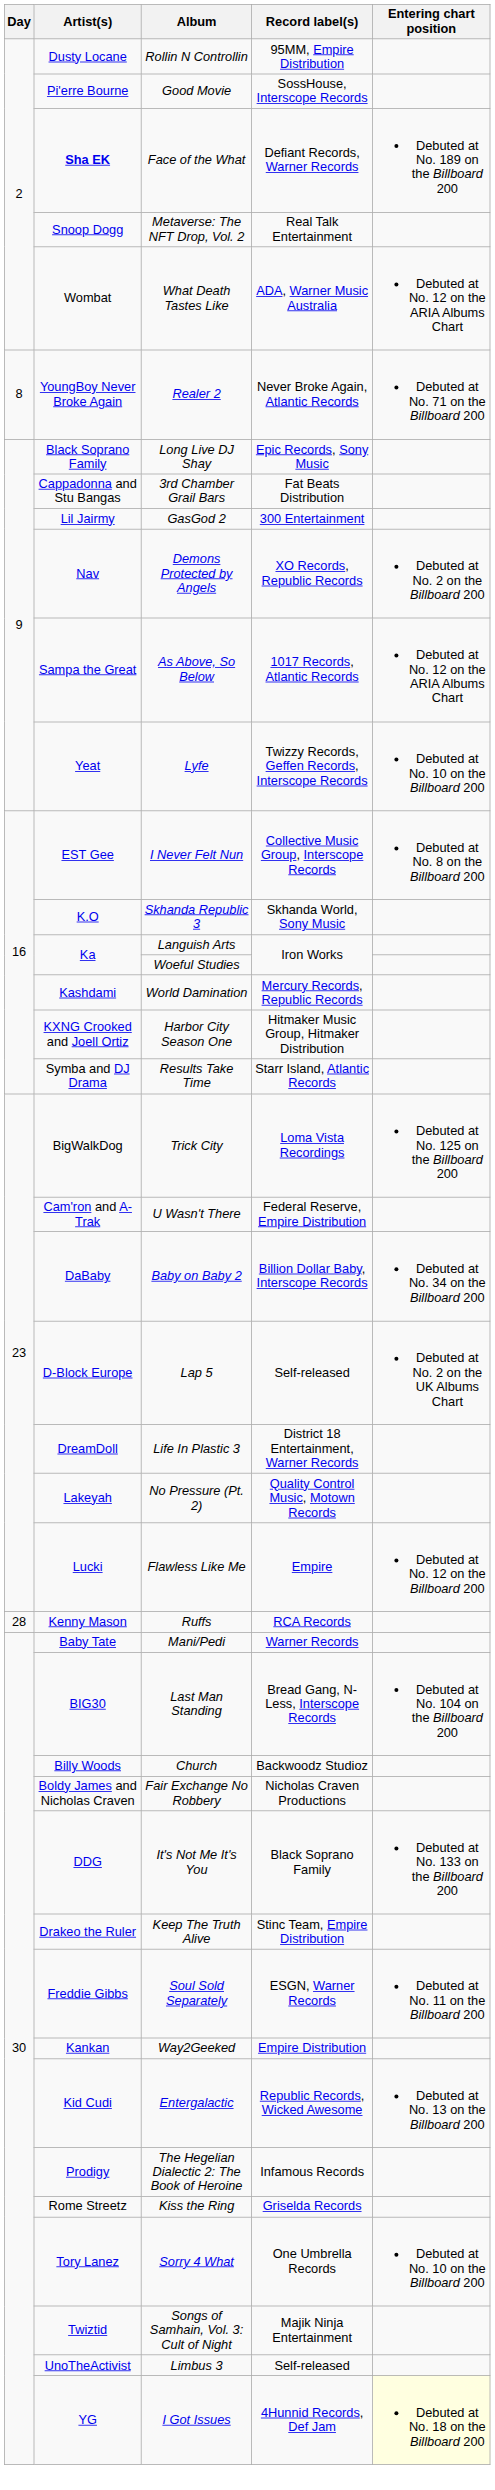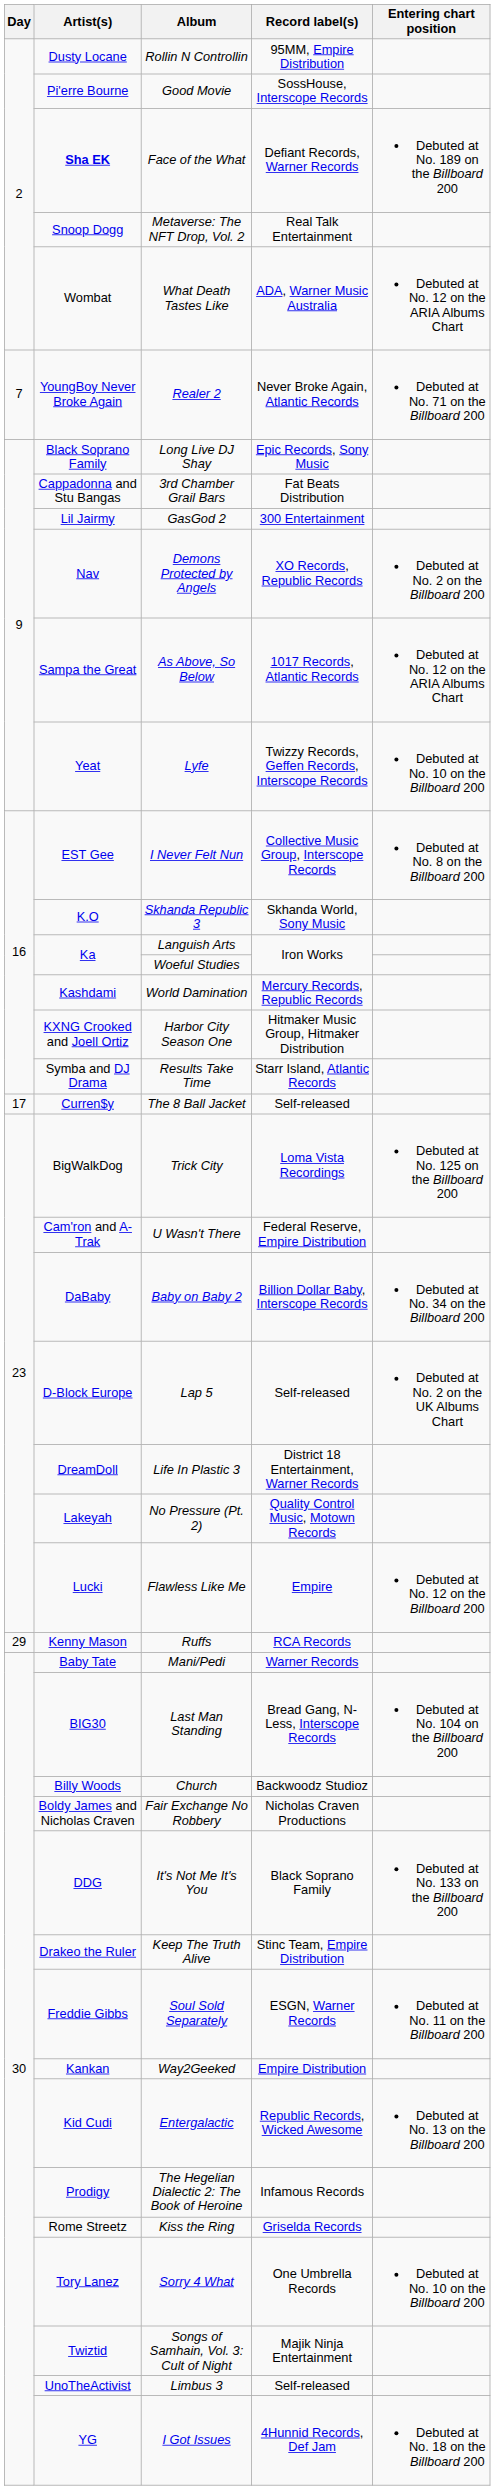(19, 394) 8 -> (19, 394) 7
+ row: (197, 1103)
(19, 1621) 28 -> (19, 1642) 29
(431, 2427) lightyellow background -> (431, 2447) no background
